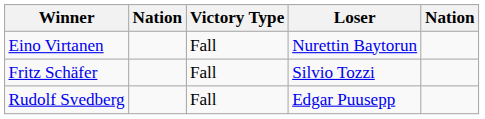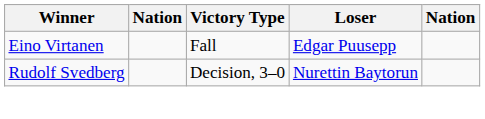(355, 45) Nurettin Baytorun -> (345, 45) Edgar Puusepp
- row: (53, 72)
(203, 99) Fall -> (237, 72) Decision, 3–0
(344, 99) Edgar Puusepp -> (355, 72) Nurettin Baytorun
